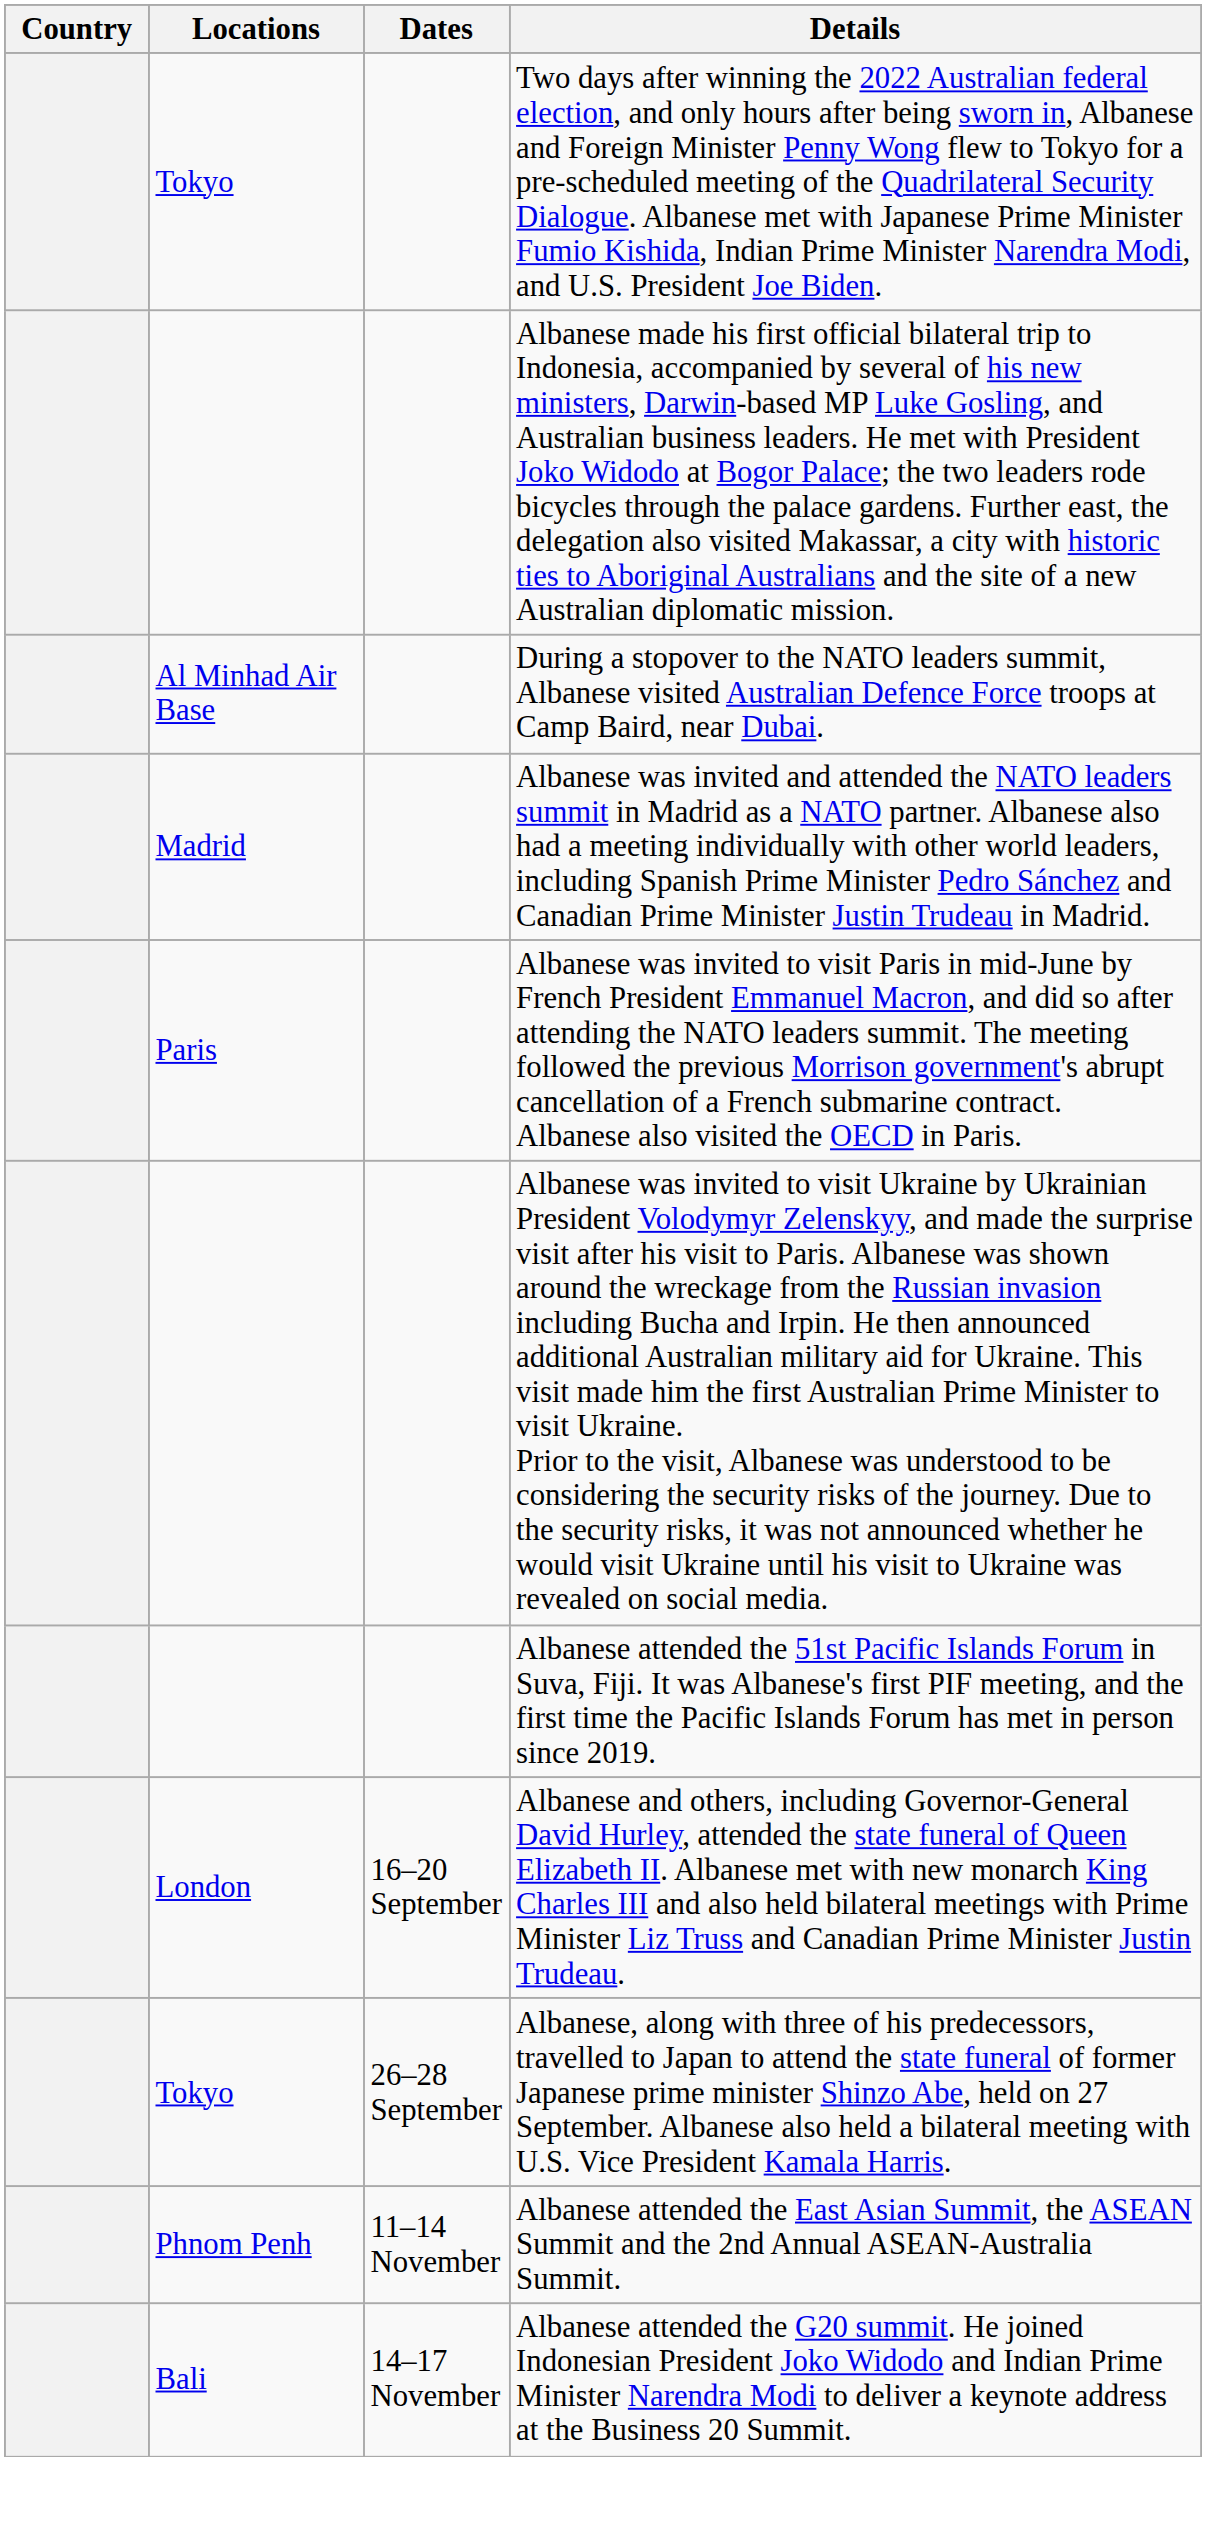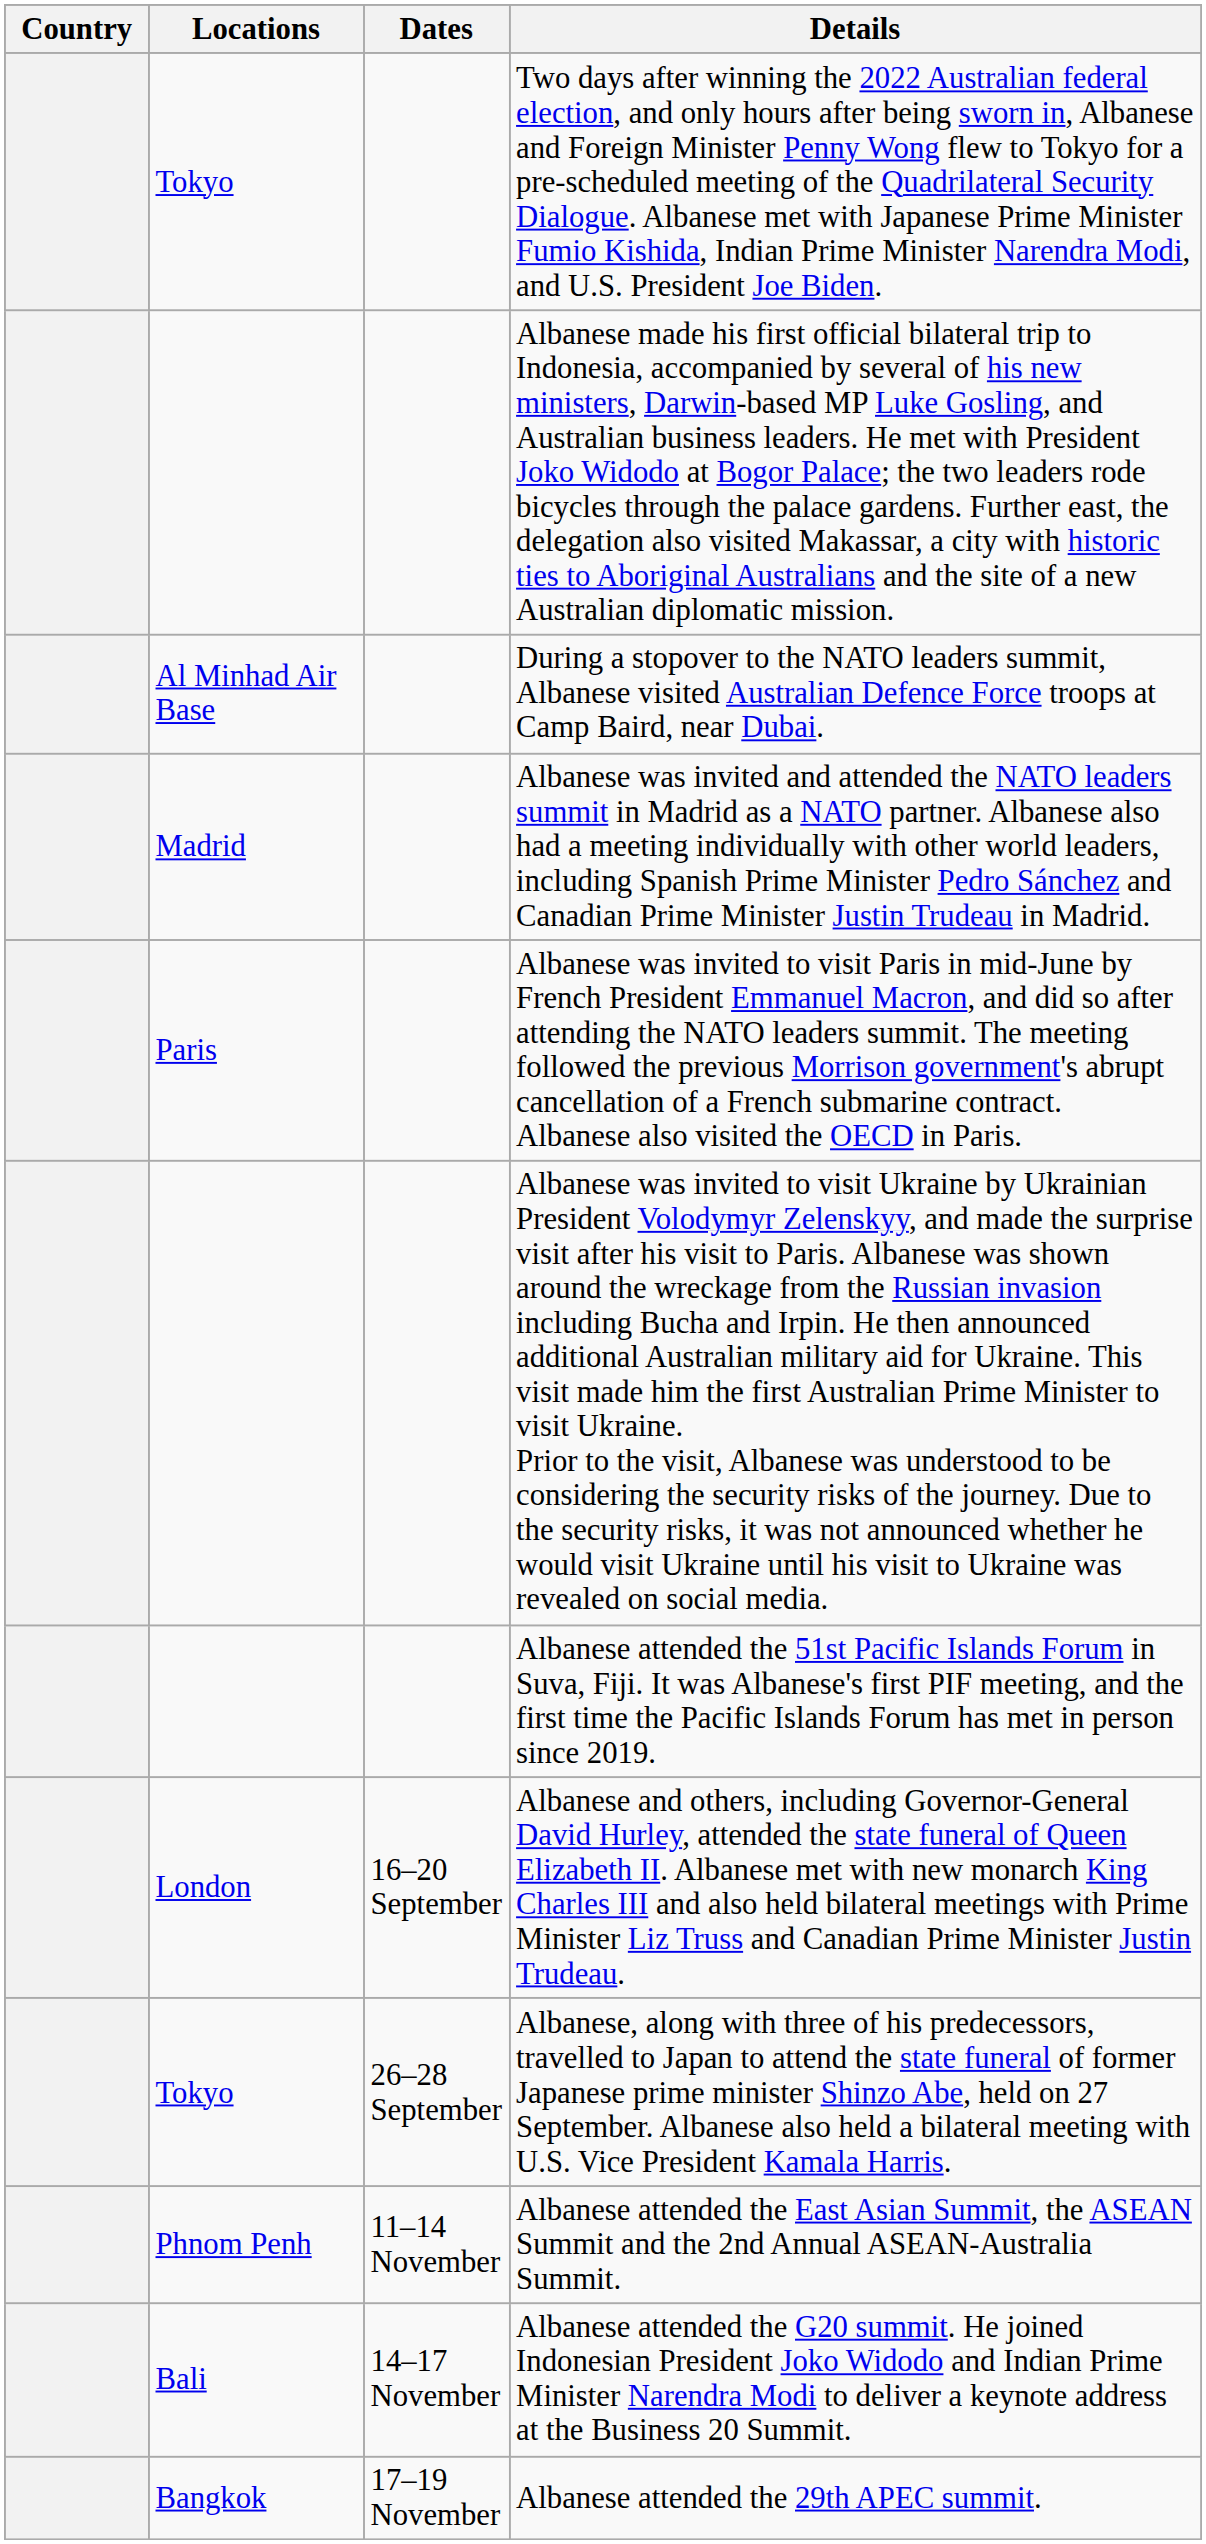+ row: (779, 2497)
